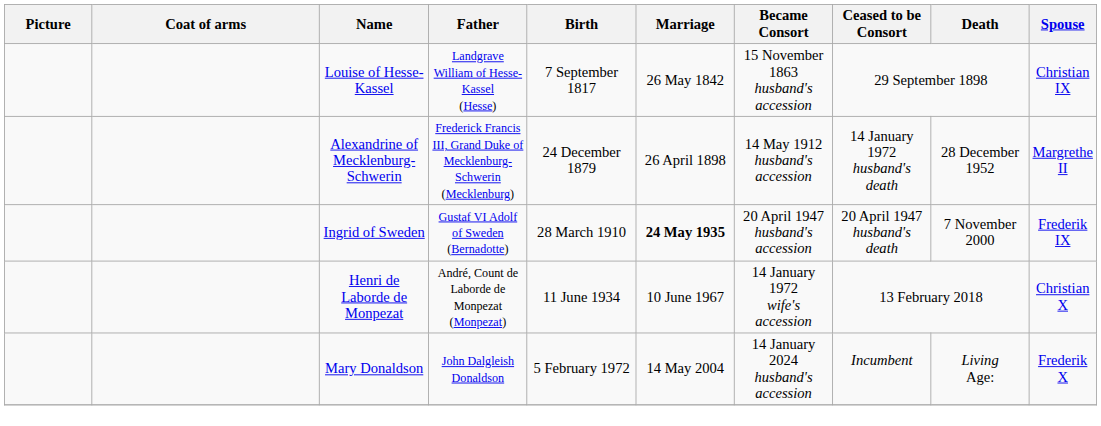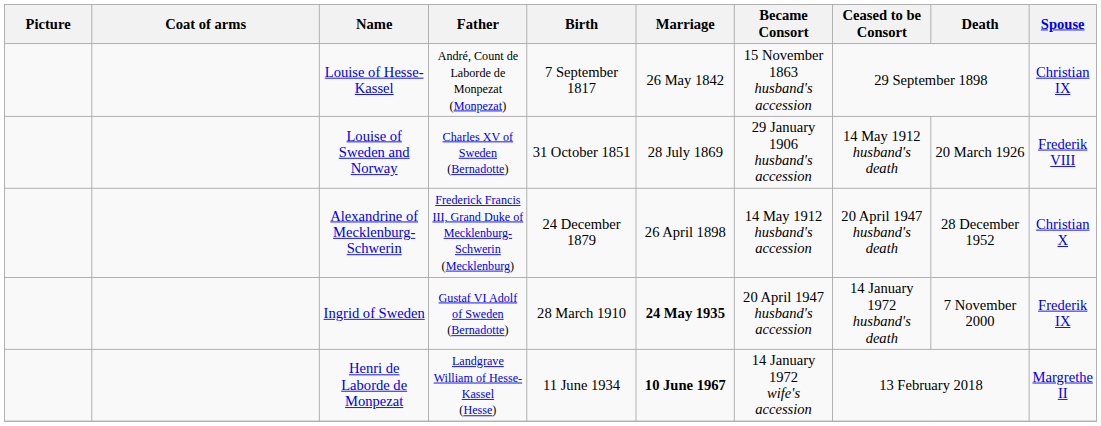(478, 80) Landgrave William of Hesse-Kassel (Hesse) -> (478, 80) André, Count de Laborde de Monpezat (Monpezat)
+ row: (374, 152)
(882, 160) 14 January 1972 husband's death -> (882, 232) 20 April 1947 husband's death
(1063, 160) Margrethe II -> (1063, 232) Christian X
(882, 232) 20 April 1947 husband's death -> (882, 313) 14 January 1972 husband's death
(478, 297) André, Count de Laborde de Monpezat (Monpezat) -> (478, 386) Landgrave William of Hesse-Kassel (Hesse)
(685, 296) normal -> (685, 385) bold
(1063, 296) Christian X -> (1063, 385) Margrethe II
- row: (374, 369)
